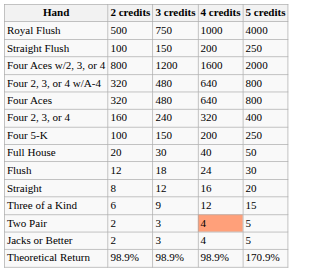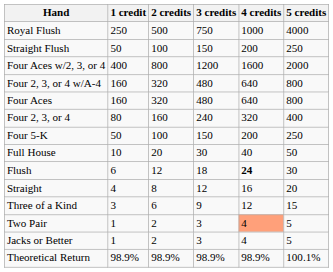+ column: (128, 13)
(206, 170) normal -> (247, 170) bold
(263, 258) 170.9% -> (303, 258) 100.1%
